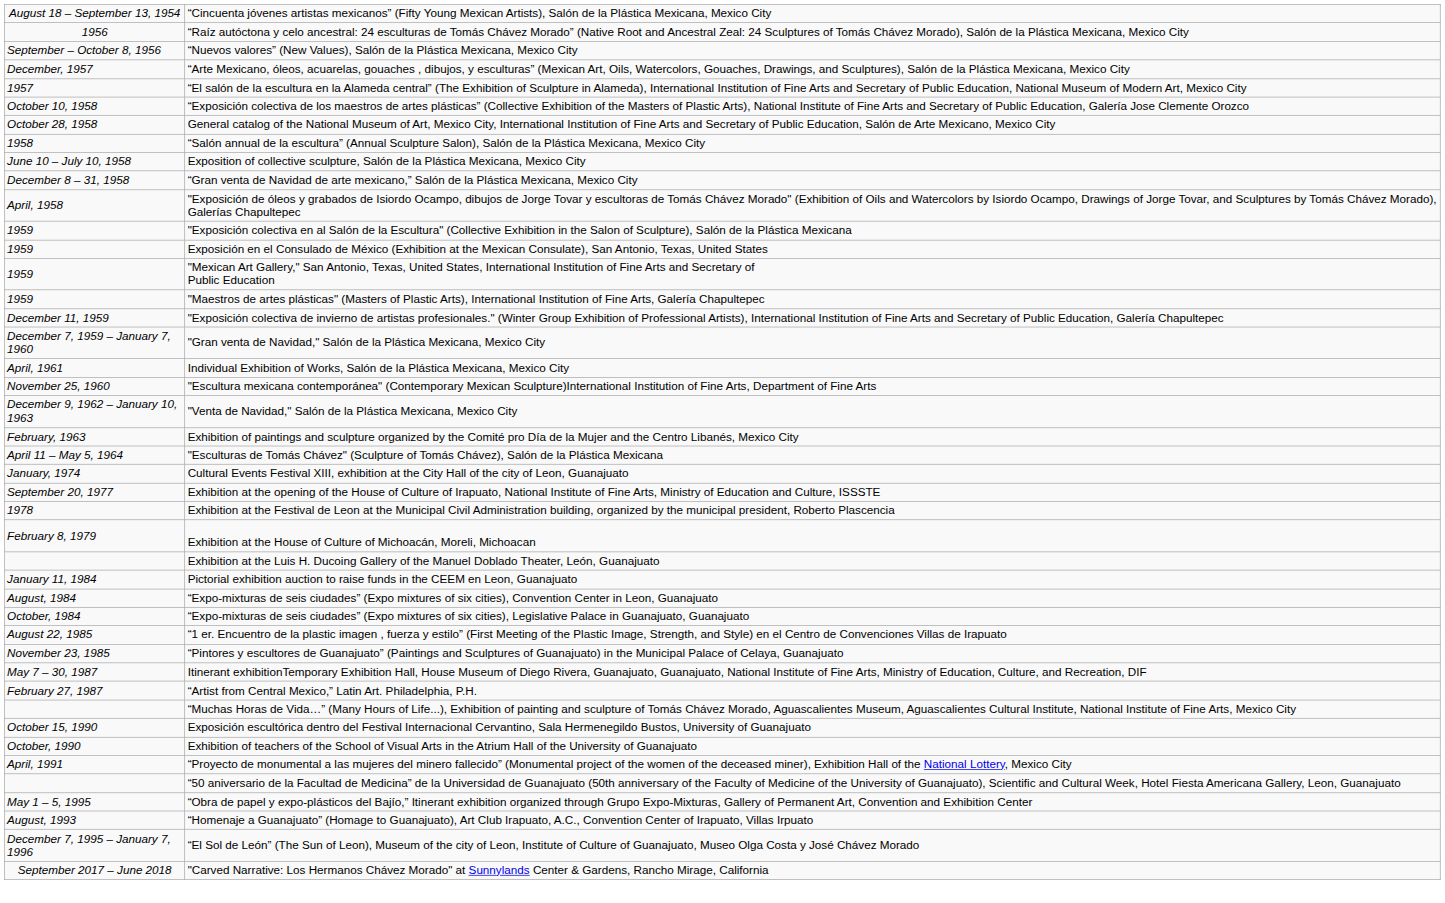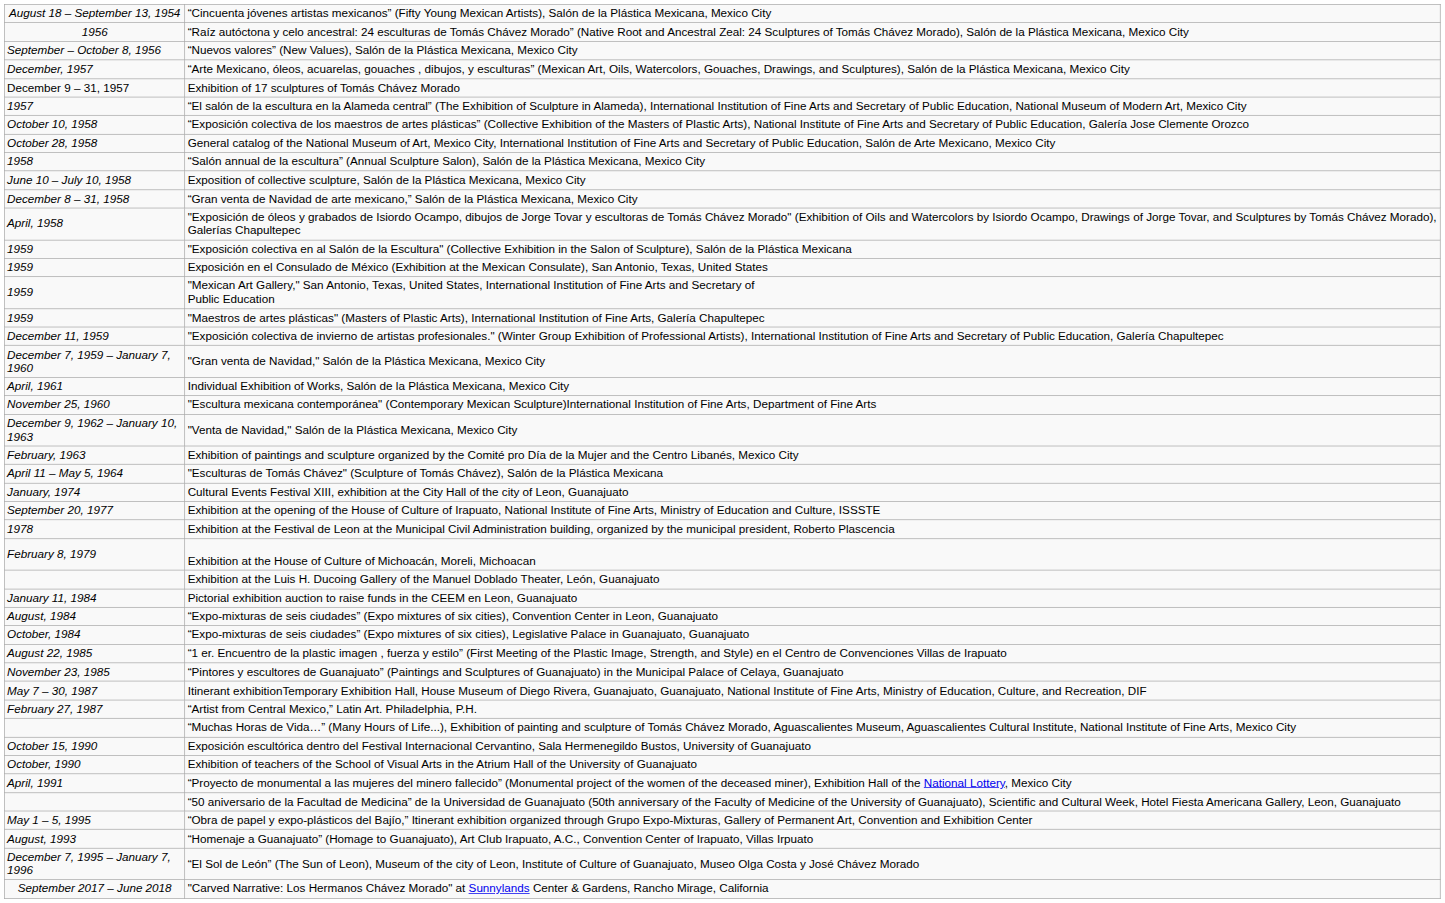+ row: (324, 87)
